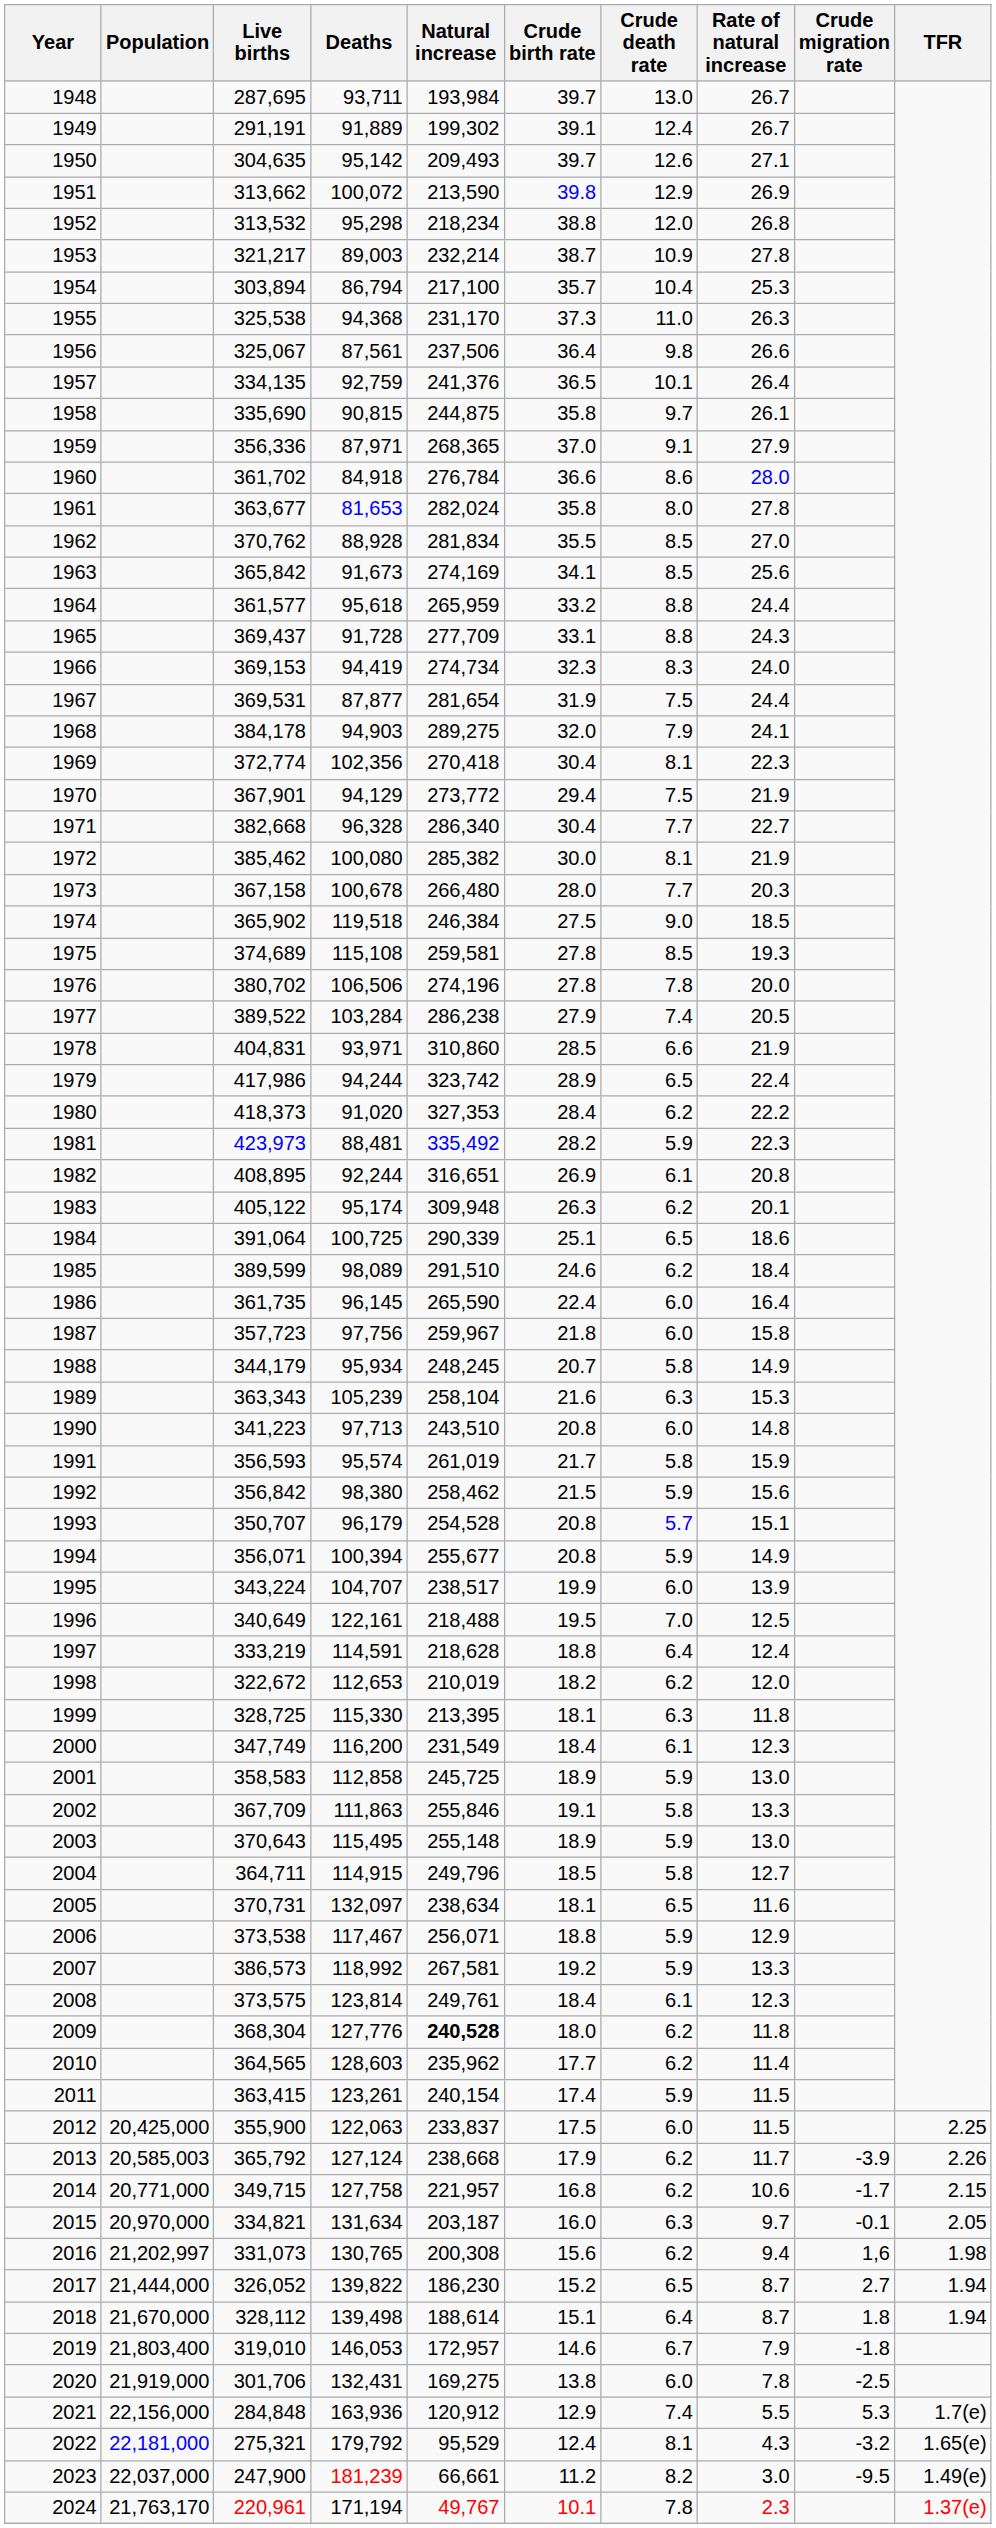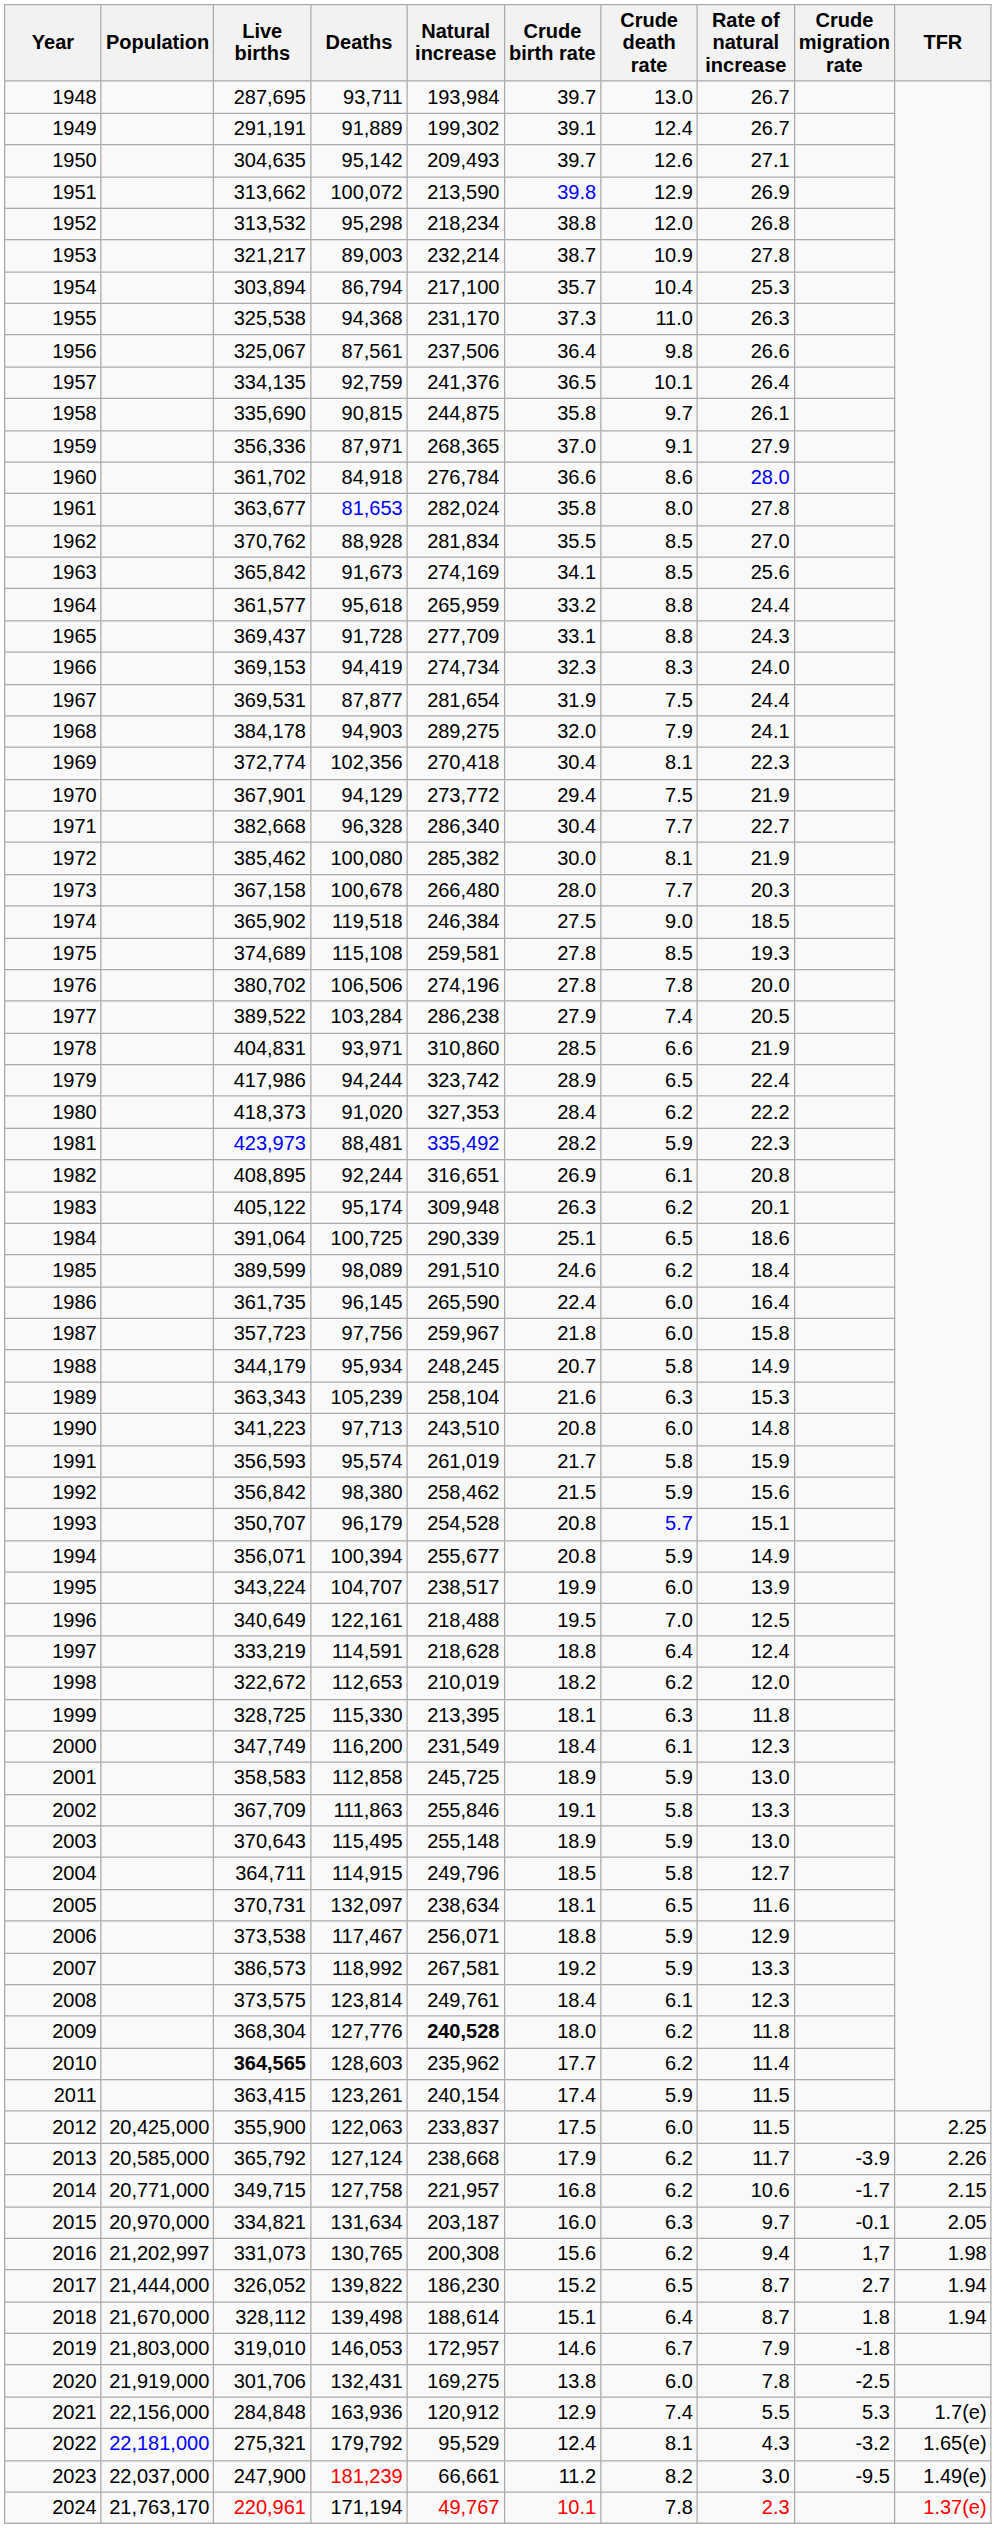(270, 2063) normal -> (270, 2063) bold
(159, 2158) 20,585,003 -> (159, 2158) 20,585,000
(876, 2253) 1,6 -> (876, 2253) 1,7
(159, 2349) 21,803,400 -> (159, 2349) 21,803,000
